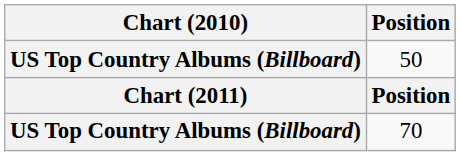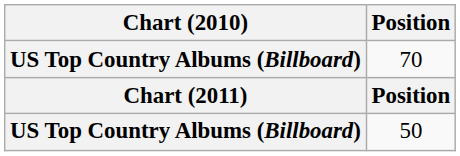rows swapped: (411, 58) <-> (411, 131)
